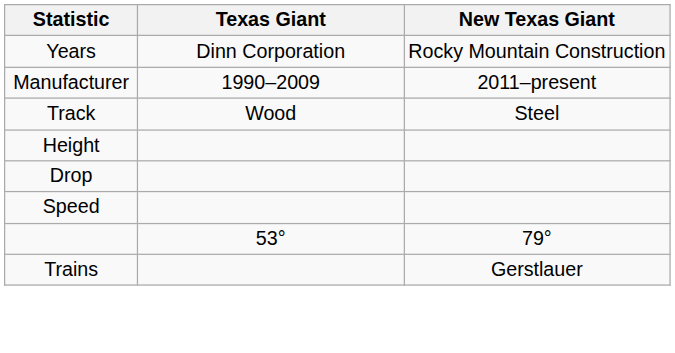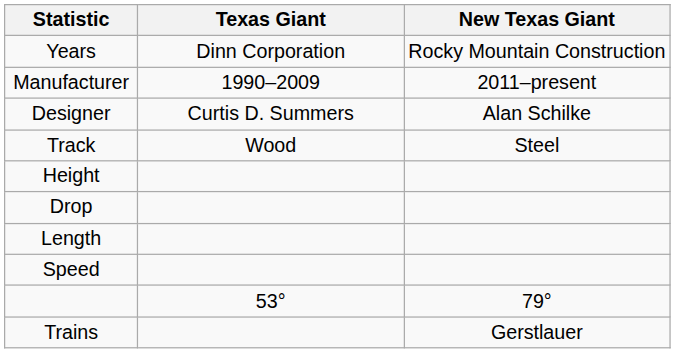+ row: (71, 113)
+ row: (71, 238)
